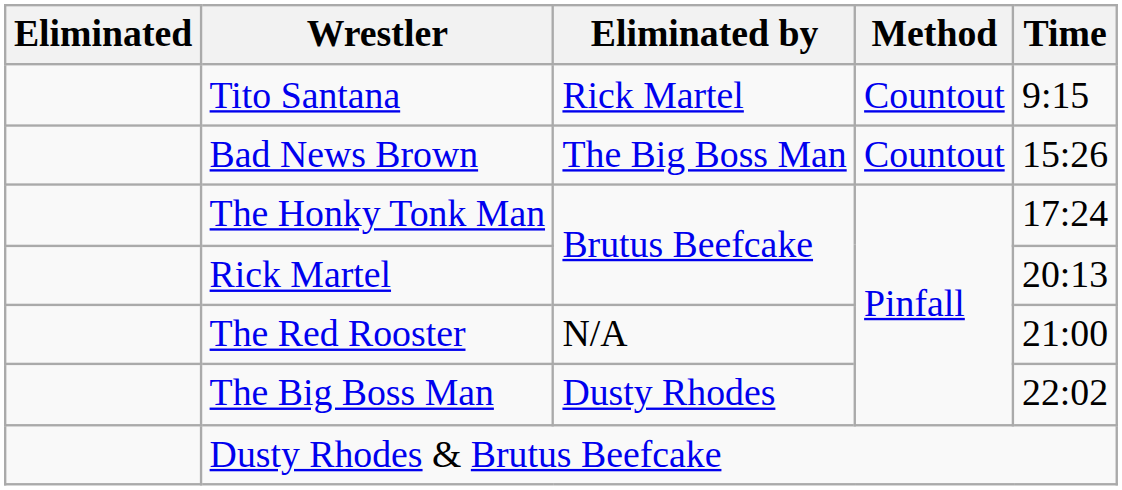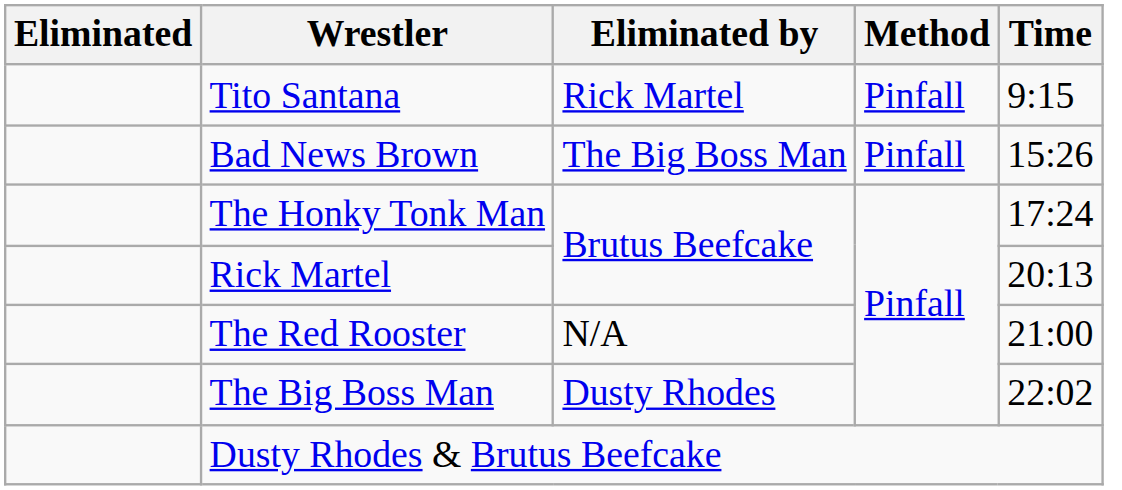(934, 94) Countout -> (914, 94) Pinfall
(934, 154) Countout -> (914, 154) Pinfall
